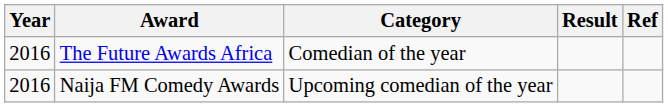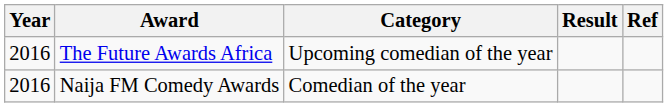(377, 53) Comedian of the year -> (421, 53) Upcoming comedian of the year
(421, 85) Upcoming comedian of the year -> (377, 85) Comedian of the year
